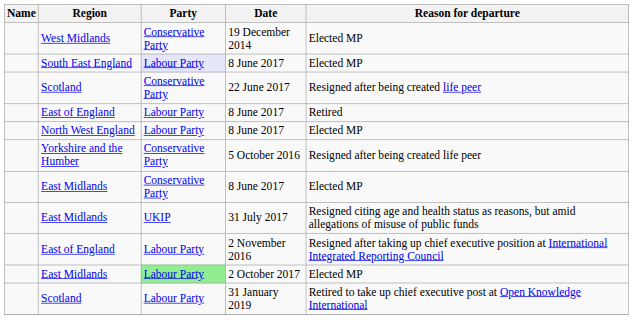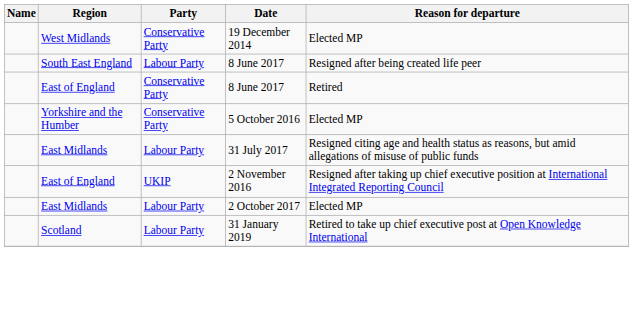(174, 63) lavender background -> (174, 63) no background
(336, 63) Elected MP -> (395, 63) Resigned after being created life peer
- row: (61, 87)
(174, 112) Labour Party -> (174, 87) Conservative Party
- row: (88, 130)
(395, 155) Resigned after being created life peer -> (336, 119) Elected MP
- row: (74, 186)
(157, 218) UKIP -> (174, 150) Labour Party
(174, 249) Labour Party -> (157, 181) UKIP
(174, 274) lightgreen background -> (174, 206) no background
